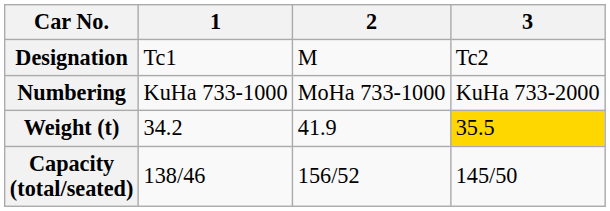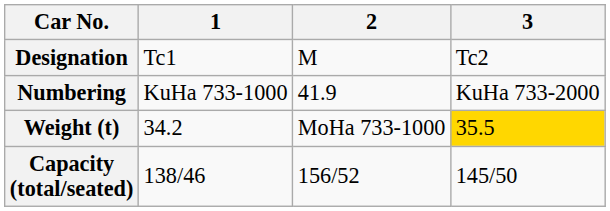(372, 92) MoHa 733-1000 -> (317, 92) 41.9
(317, 127) 41.9 -> (372, 127) MoHa 733-1000
